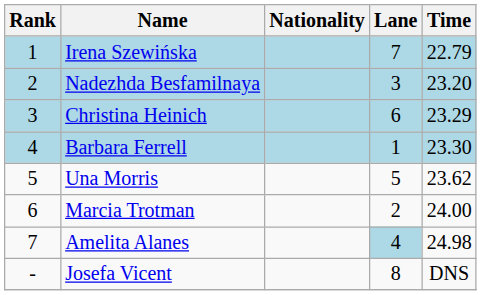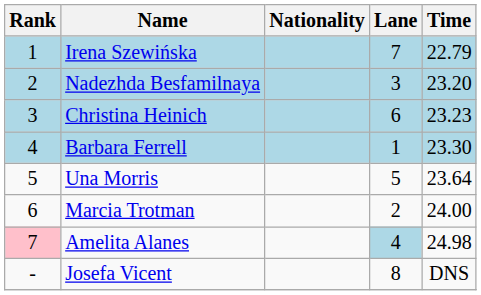(449, 115) 23.29 -> (449, 115) 23.23
(449, 178) 23.62 -> (449, 178) 23.64
(33, 242) no background -> (33, 242) pink background
